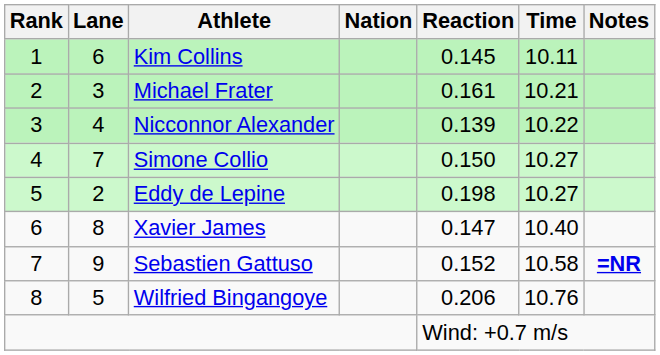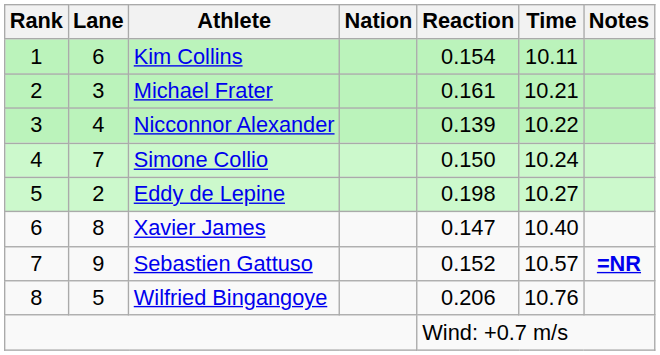(468, 56) 0.145 -> (468, 56) 0.154
(551, 159) 10.27 -> (551, 159) 10.24
(551, 263) 10.58 -> (551, 263) 10.57
